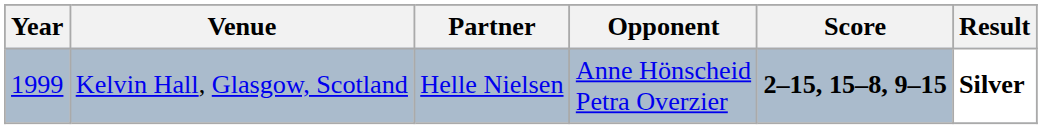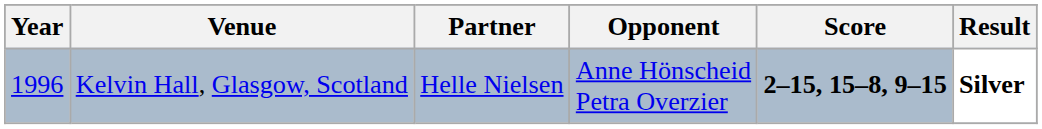(37, 85) 1999 -> (37, 85) 1996
